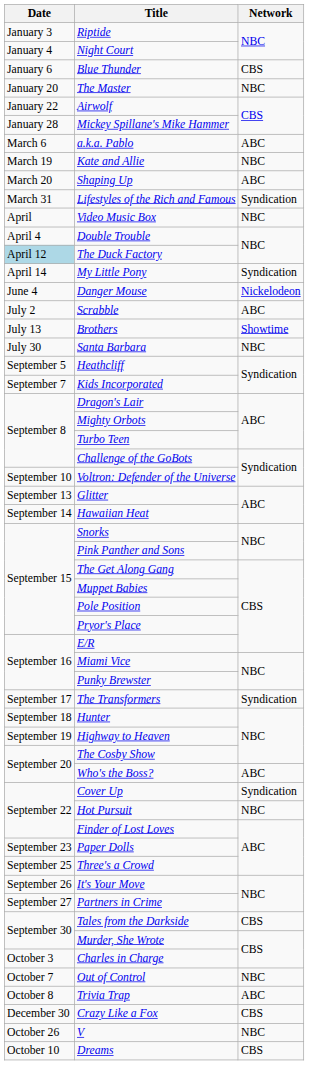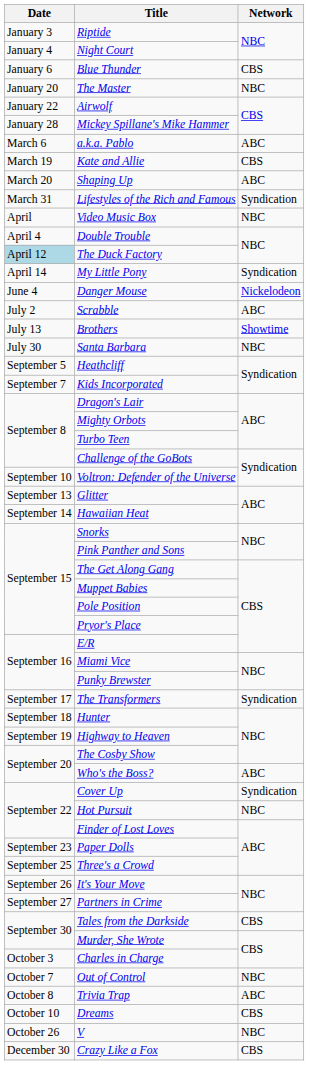(253, 161) NBC -> (252, 161) CBS
rows swapped: (95, 1051) <-> (117, 1014)
